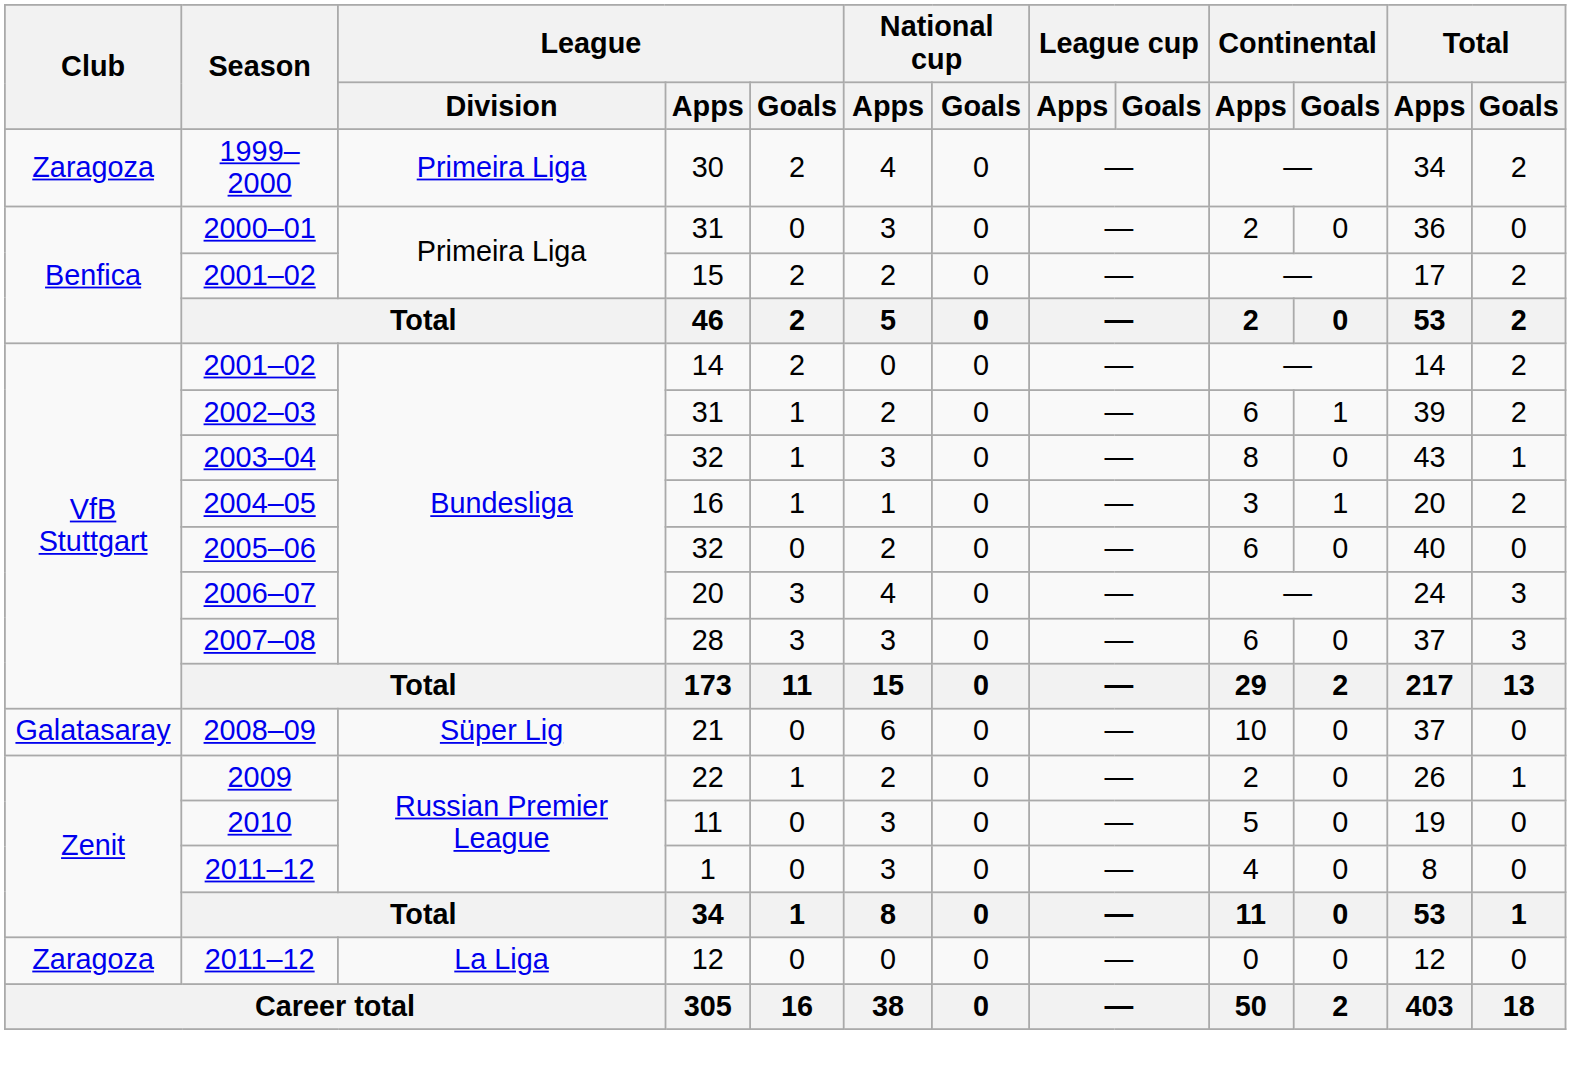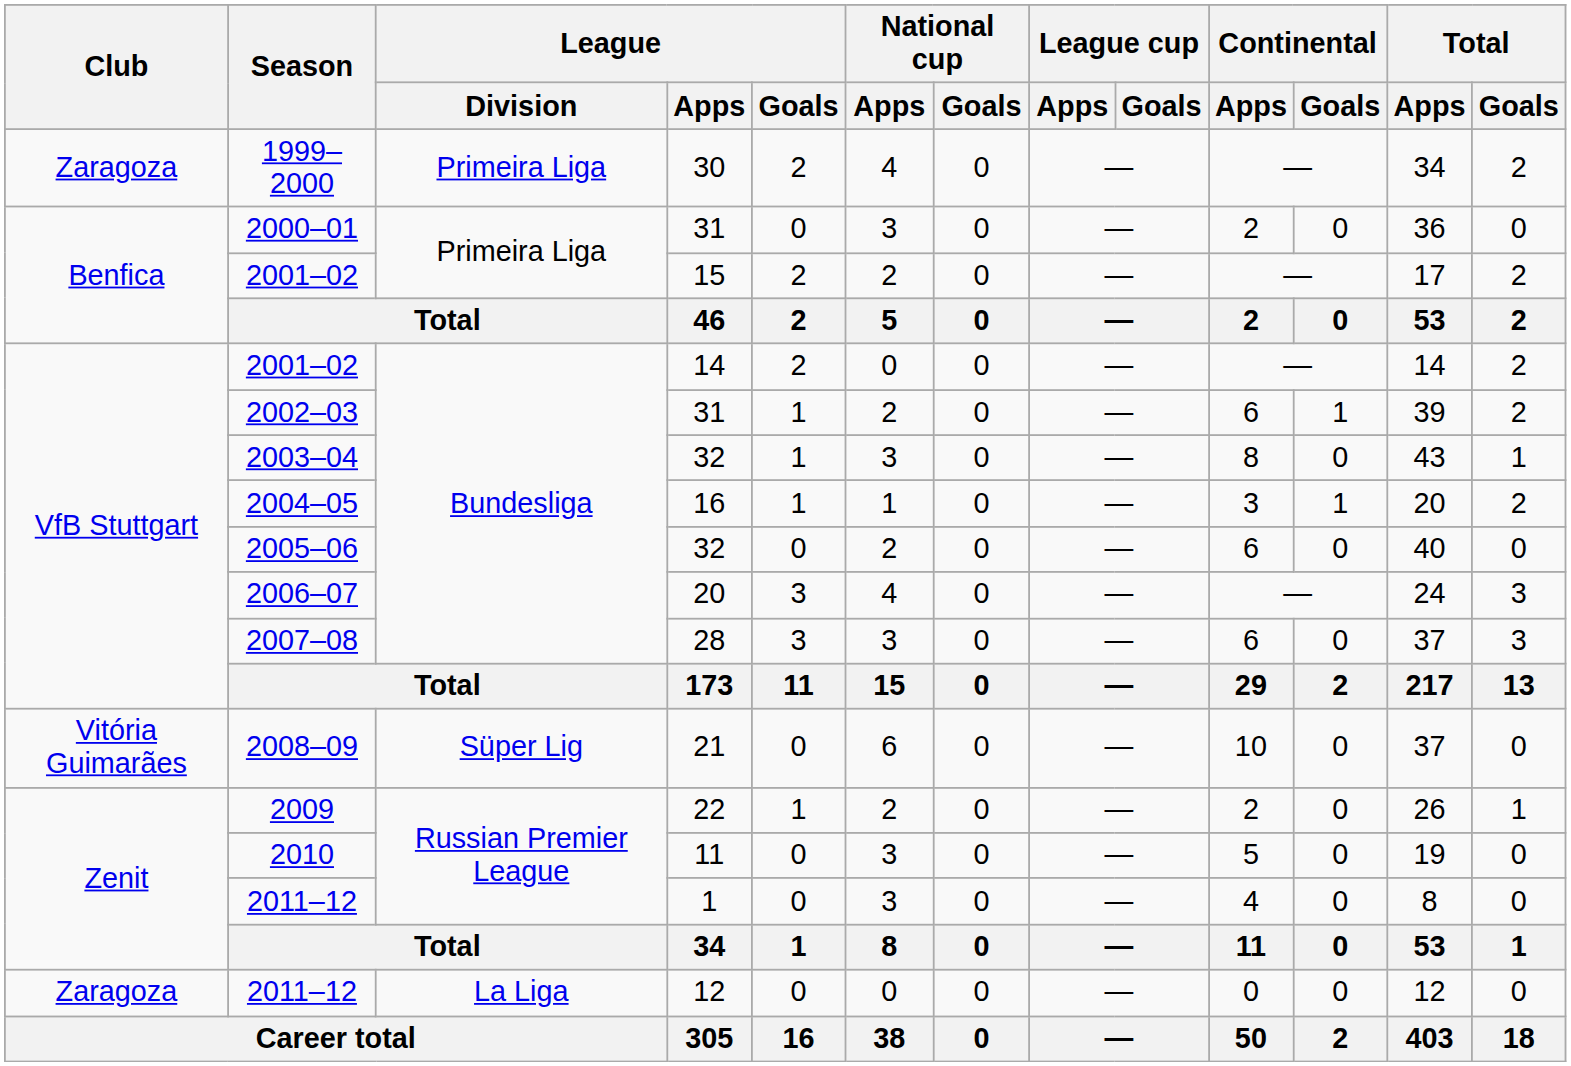(93, 731) Galatasaray -> (116, 747) Vitória Guimarães
